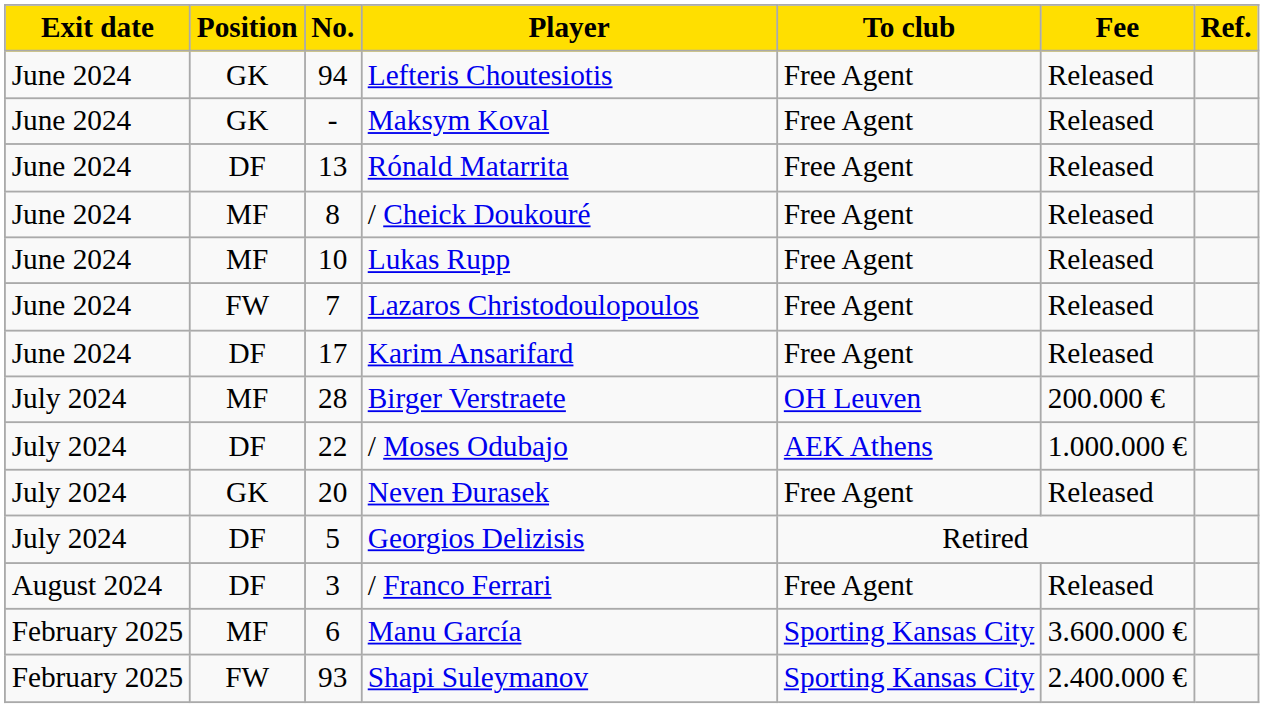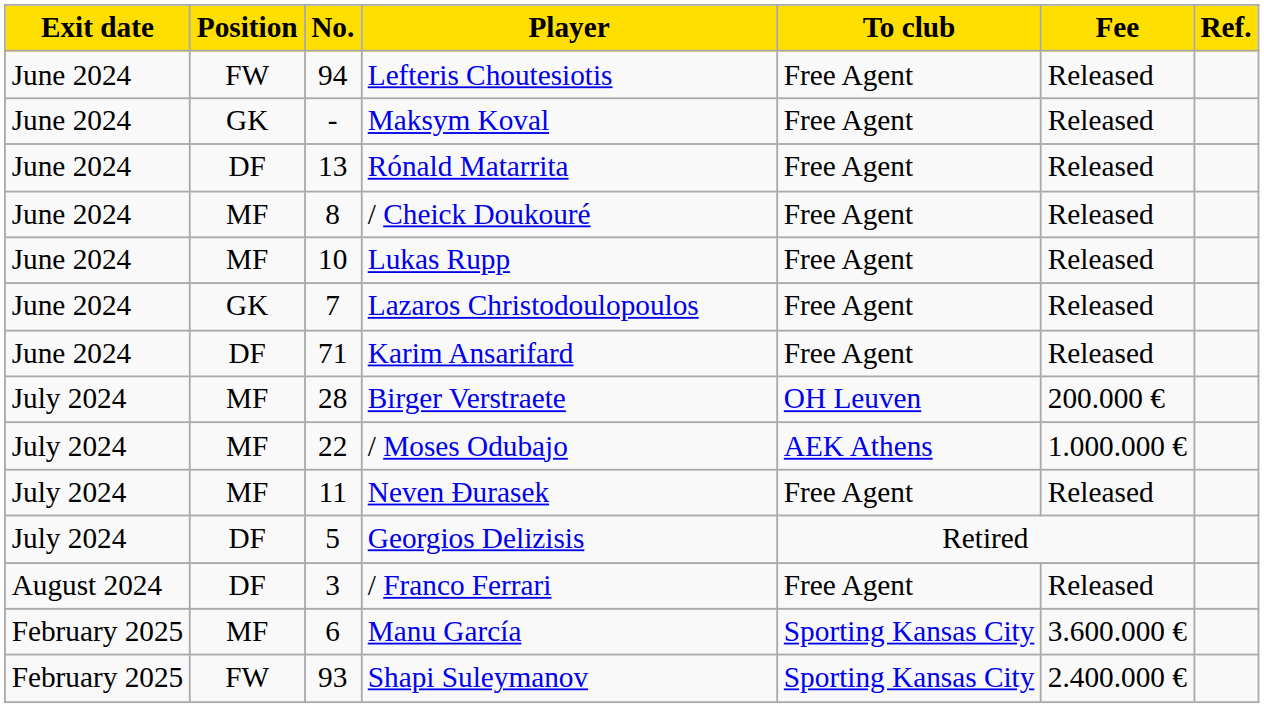(247, 74) GK -> (247, 74) FW
(247, 306) FW -> (247, 306) GK
(333, 352) 17 -> (333, 352) 71
(247, 445) DF -> (247, 445) MF
(247, 492) GK -> (247, 492) MF
(333, 492) 20 -> (333, 492) 11
